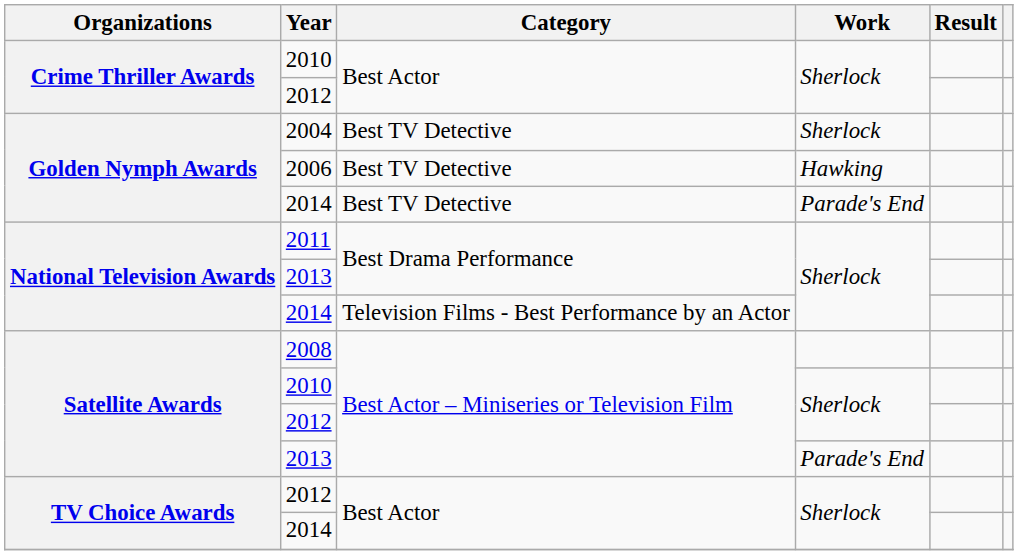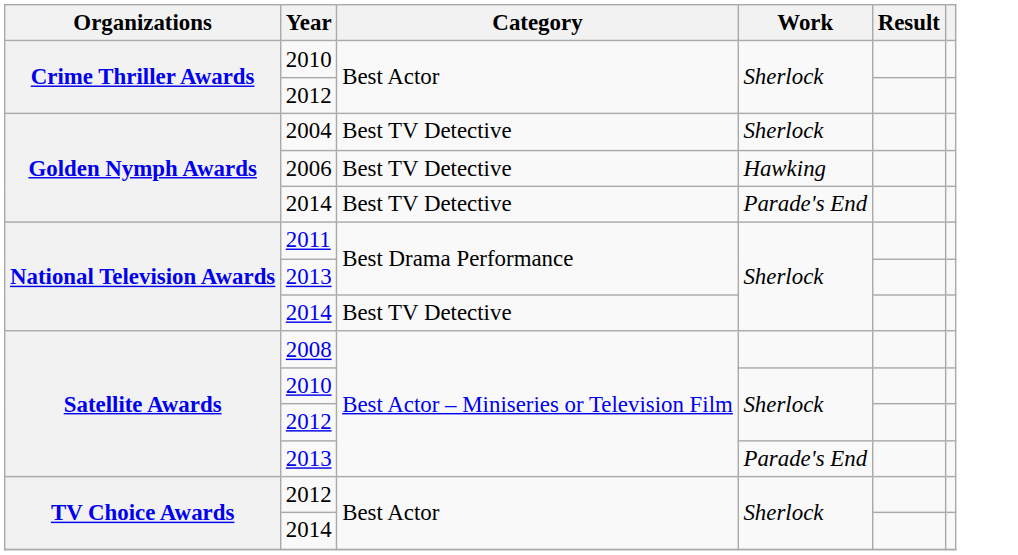(566, 312) Television Films - Best Performance by an Actor -> (427, 312) Best TV Detective
